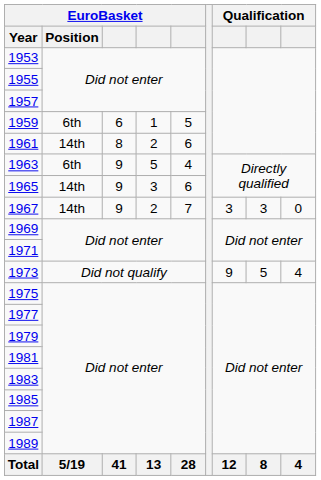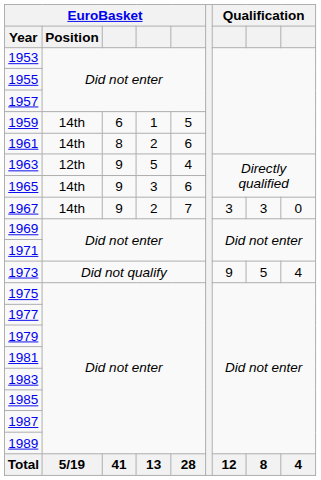(72, 122) 6th -> (72, 122) 14th
(72, 165) 6th -> (72, 165) 12th
